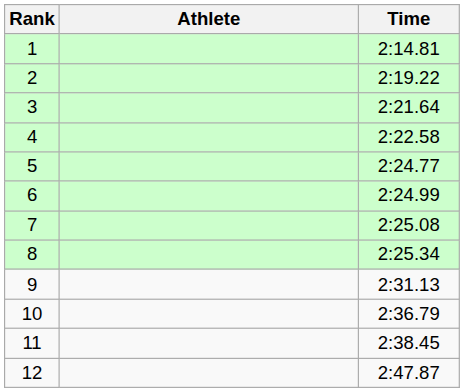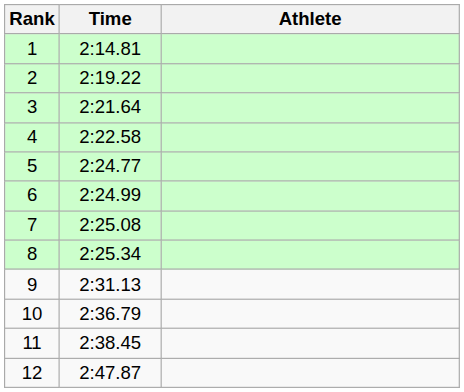columns swapped: (209, 19) <-> (409, 19)
